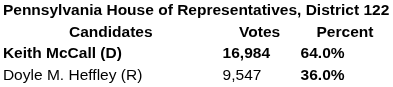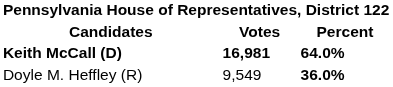(246, 53) 16,984 -> (246, 53) 16,981
(242, 74) 9,547 -> (242, 74) 9,549
